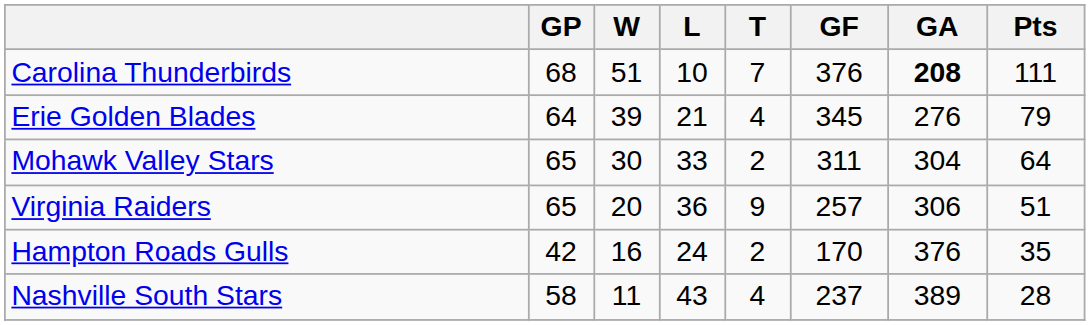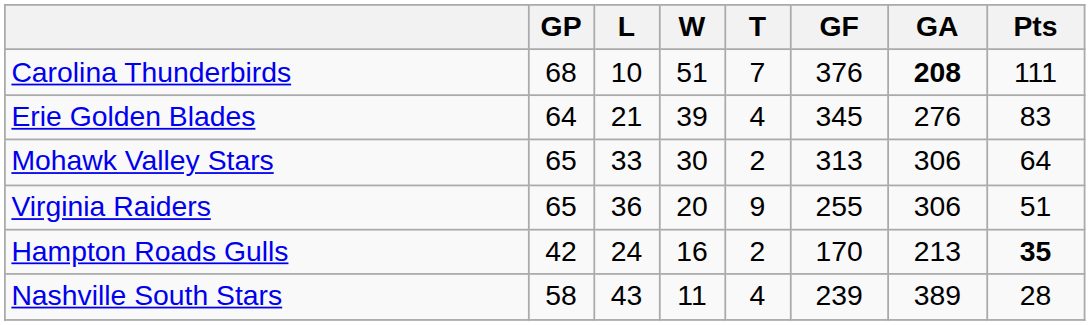columns swapped: (627, 26) <-> (692, 26)
(1035, 116) 79 -> (1035, 116) 83
(839, 161) 311 -> (839, 161) 313
(937, 161) 304 -> (937, 161) 306
(839, 206) 257 -> (839, 206) 255
(937, 251) 376 -> (937, 251) 213
(1035, 251) normal -> (1035, 251) bold
(839, 296) 237 -> (839, 296) 239
